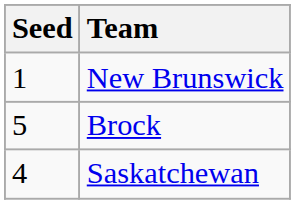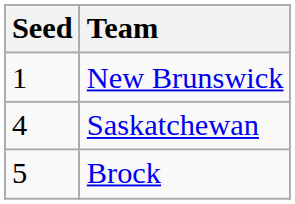rows swapped: (173, 173) <-> (124, 125)
